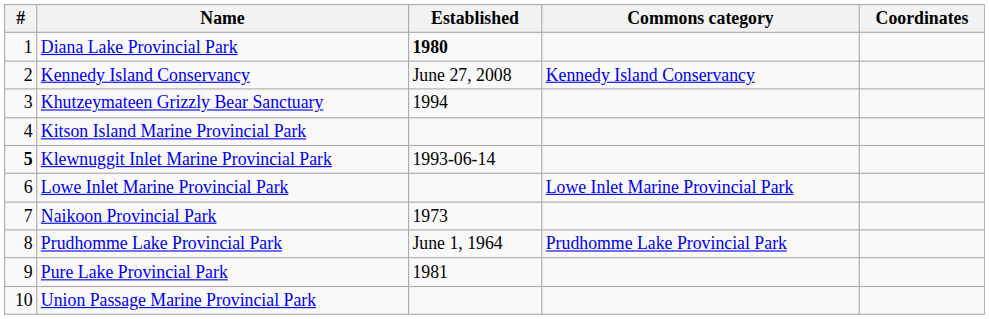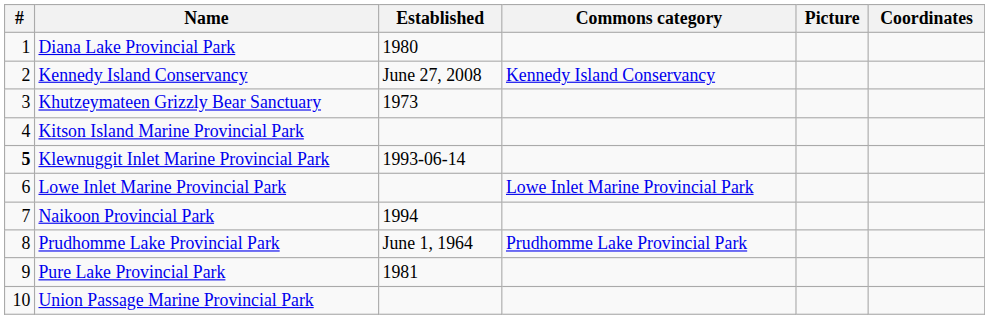+ column: (832, 18)
(430, 46) bold -> (400, 46) normal
(430, 103) 1994 -> (400, 103) 1973
(430, 215) 1973 -> (400, 215) 1994
